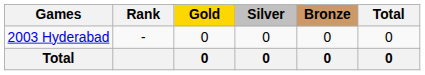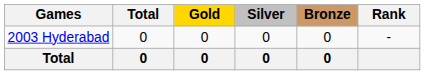columns swapped: (143, 15) <-> (389, 15)
